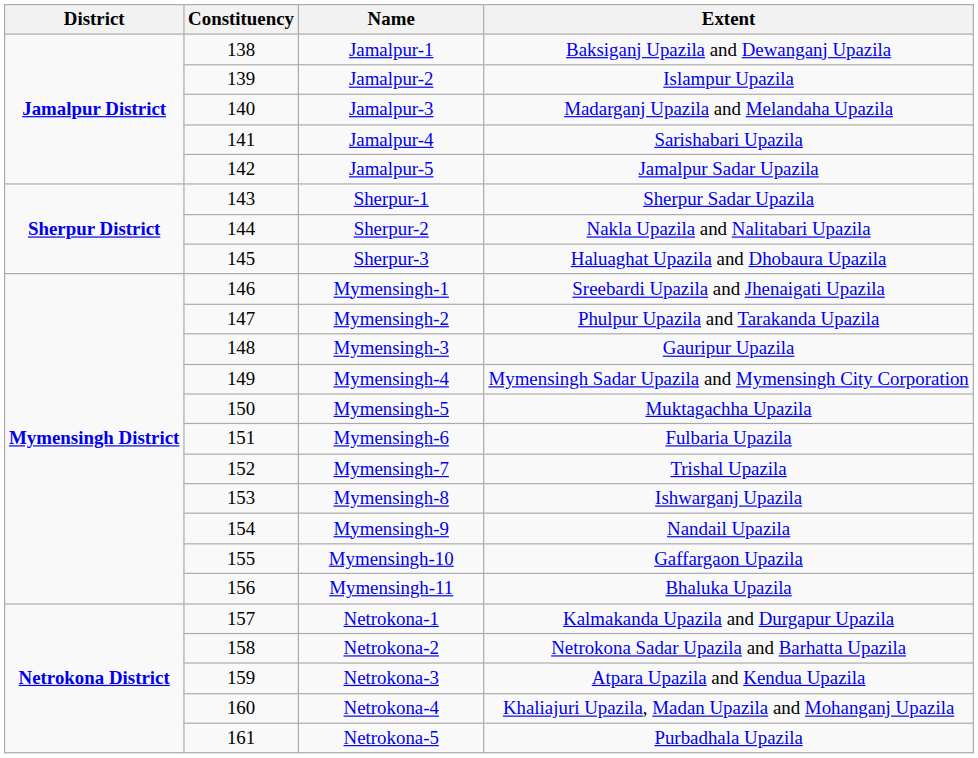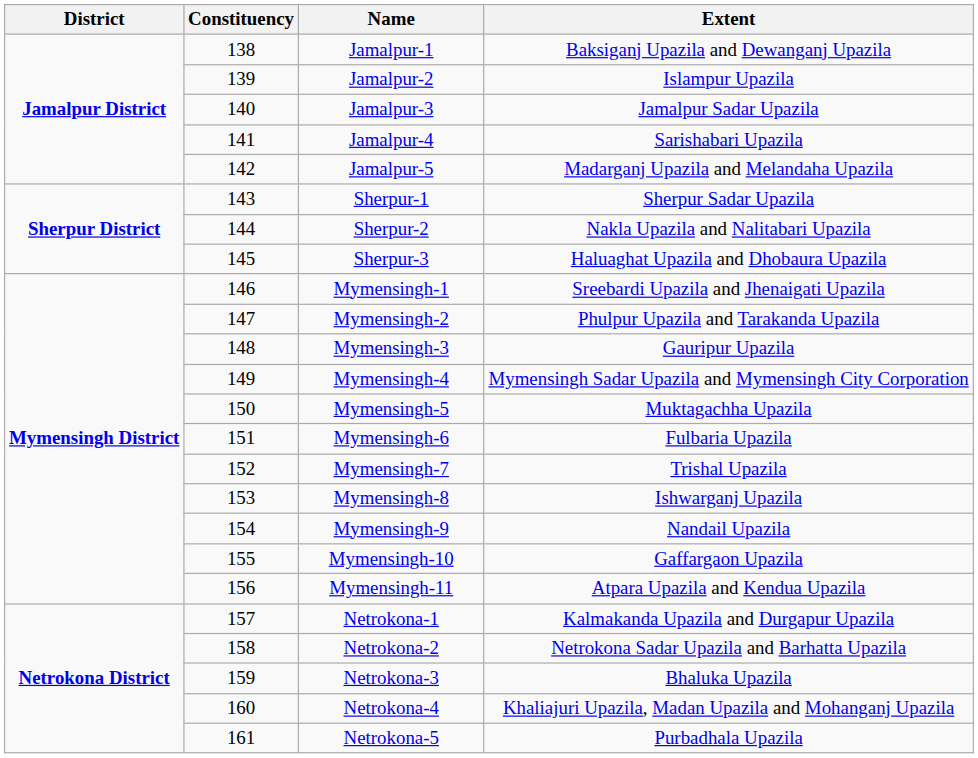(729, 109) Madarganj Upazila and Melandaha Upazila -> (729, 109) Jamalpur Sadar Upazila
(729, 169) Jamalpur Sadar Upazila -> (729, 169) Madarganj Upazila and Melandaha Upazila
(729, 588) Bhaluka Upazila -> (729, 588) Atpara Upazila and Kendua Upazila
(729, 678) Atpara Upazila and Kendua Upazila -> (729, 678) Bhaluka Upazila
